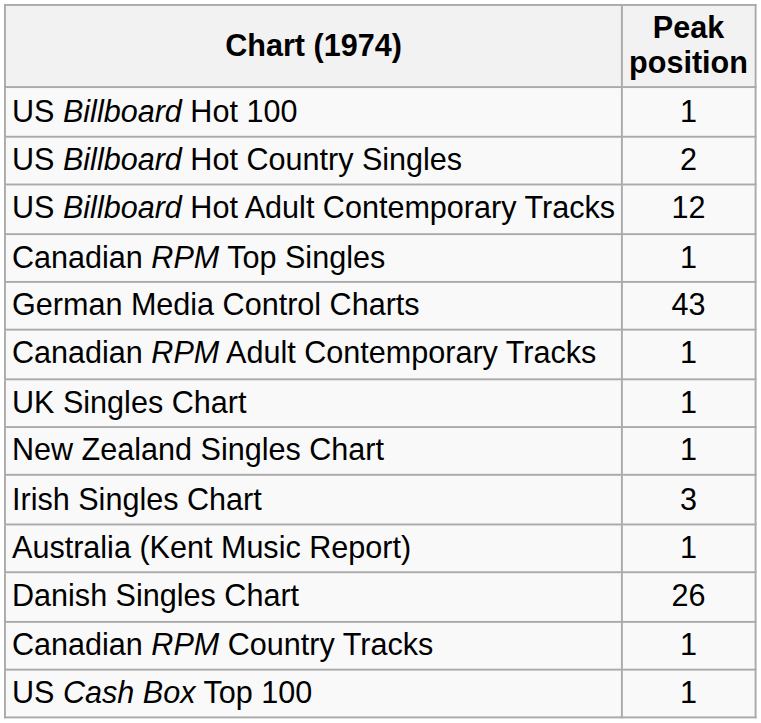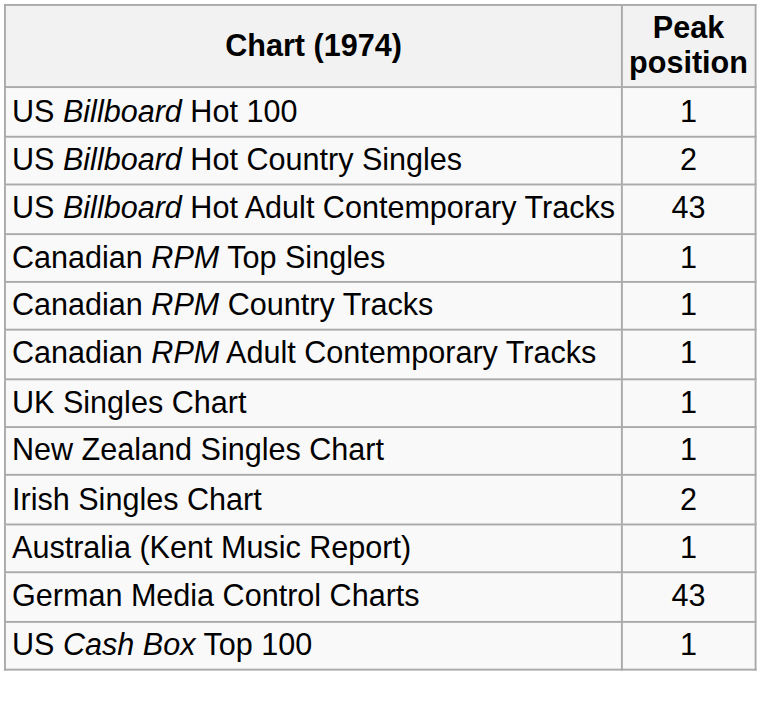(688, 208) 12 -> (688, 208) 43
rows swapped: (223, 644) <-> (216, 305)
(688, 499) 3 -> (688, 499) 2
- row: (156, 596)
